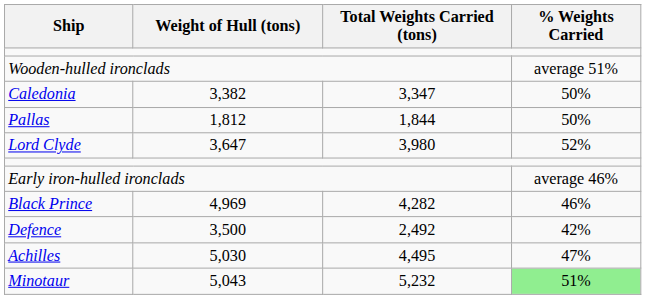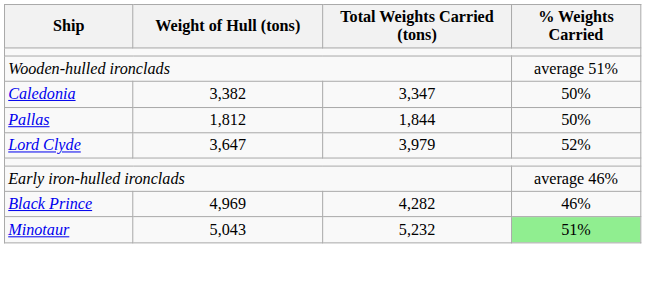(417, 145) 3,980 -> (417, 145) 3,979
- row: (35, 229)
- row: (34, 255)
